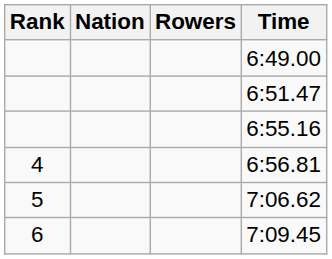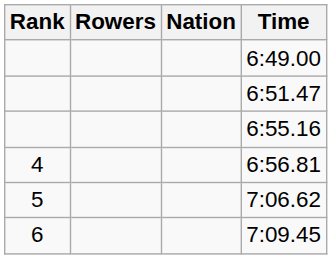columns swapped: (195, 22) <-> (110, 22)
